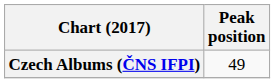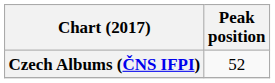(237, 63) 49 -> (237, 63) 52
